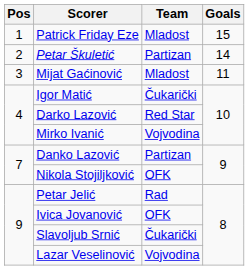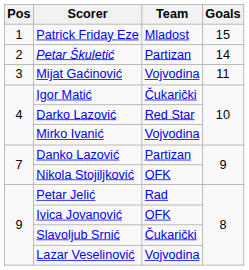(167, 74) Mladost -> (172, 74) Vojvodina
